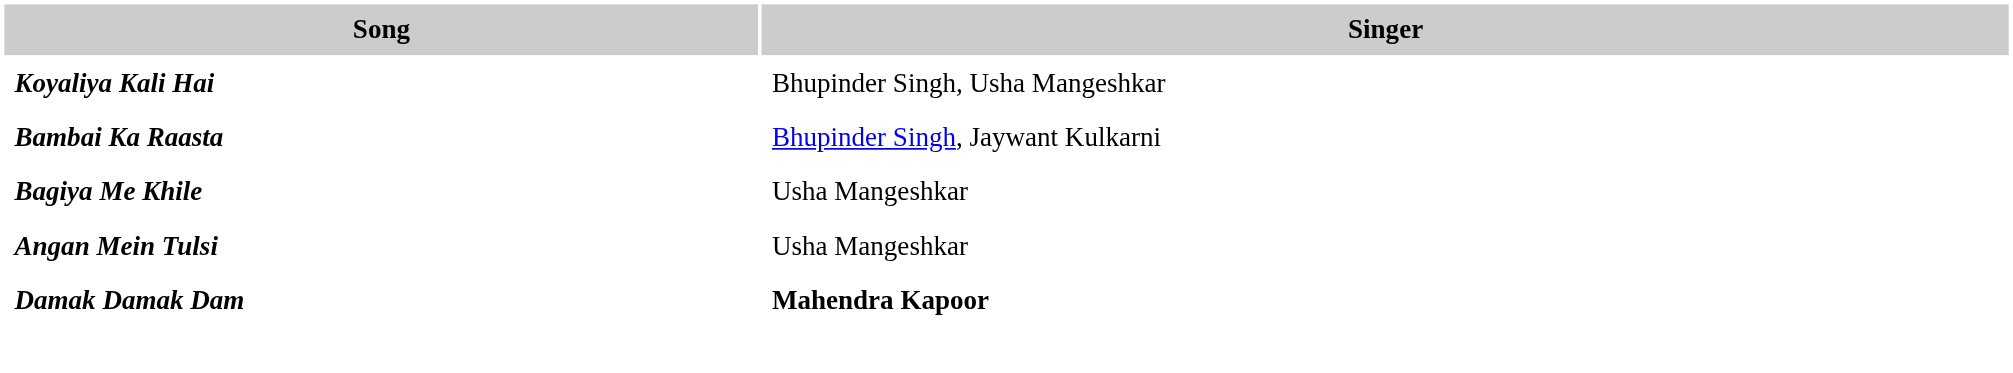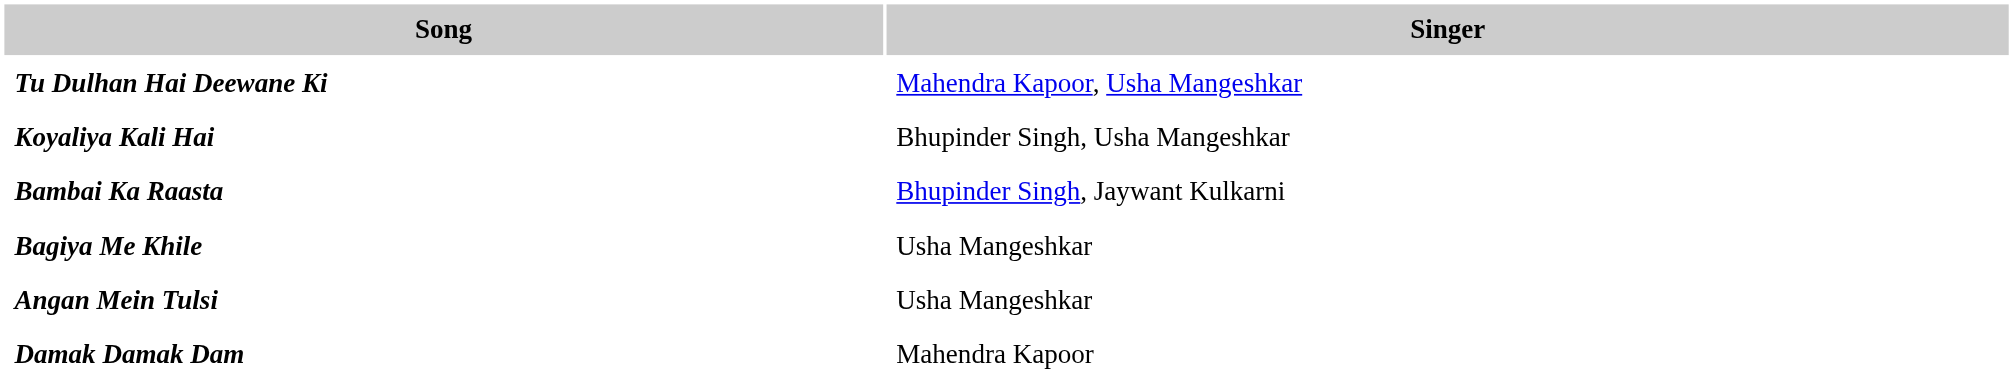+ row: (171, 83)
(880, 299) bold -> (995, 353) normal
